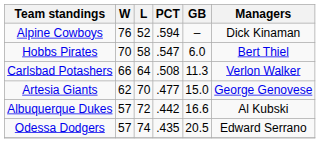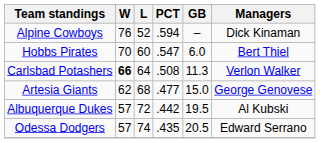(144, 52) 58 -> (144, 52) 60
(125, 71) normal -> (125, 71) bold
(144, 90) 70 -> (144, 90) 68
(197, 109) 16.6 -> (197, 109) 19.5
